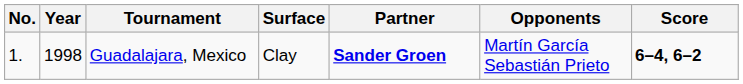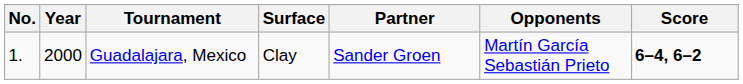(63, 55) 1998 -> (63, 55) 2000
(390, 55) bold -> (387, 55) normal
